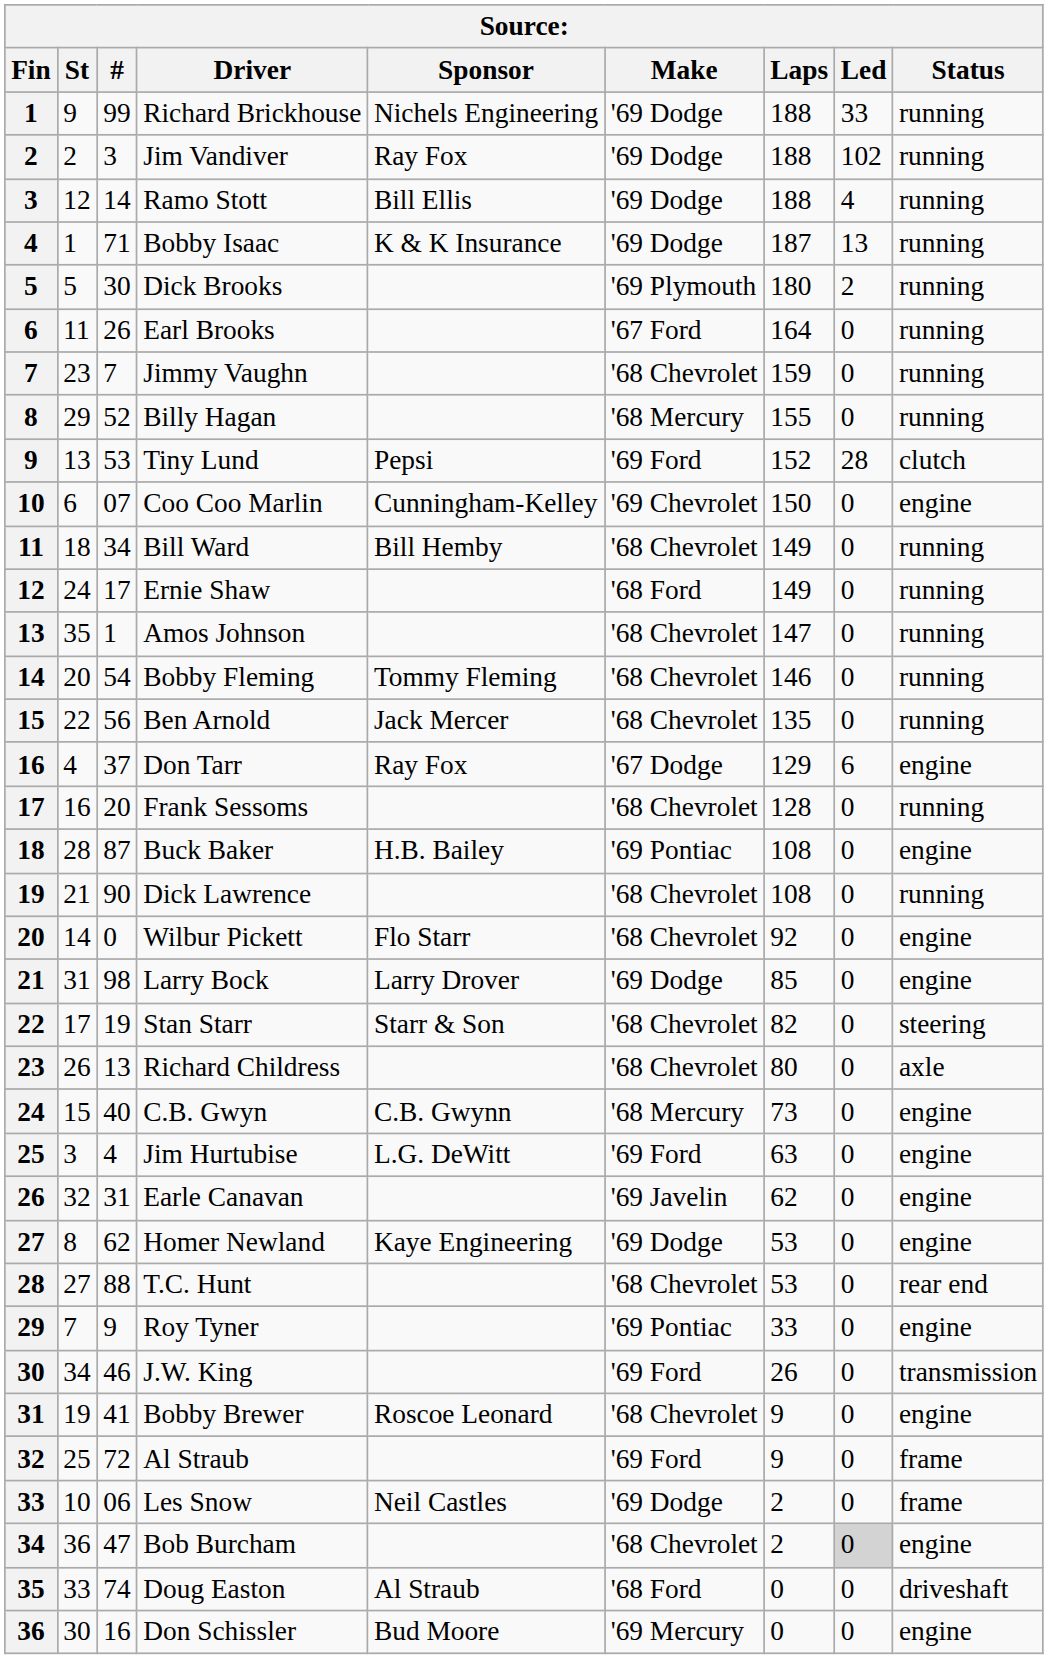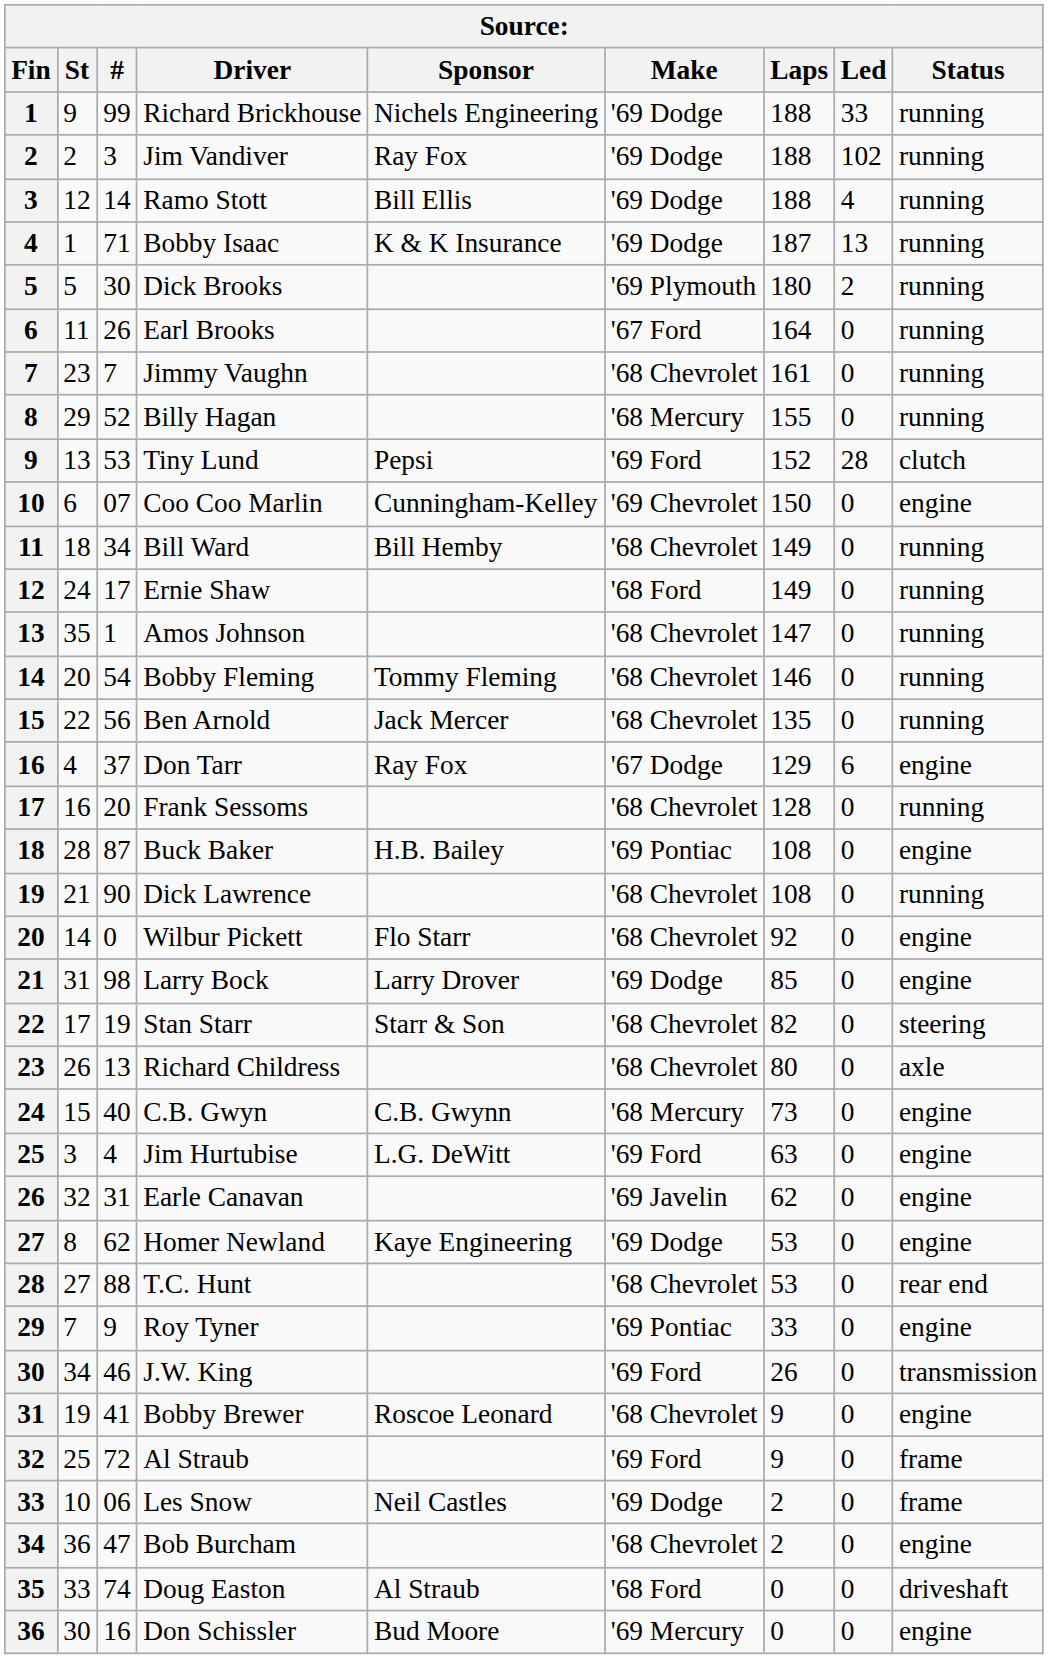(791, 373) 159 -> (791, 373) 161
(848, 1544) lightgrey background -> (848, 1544) no background
